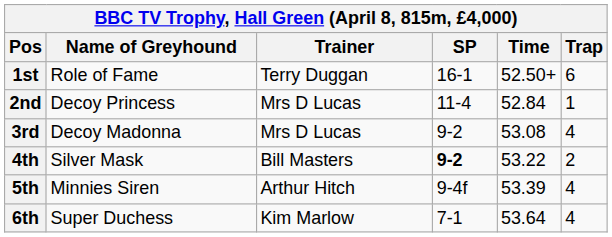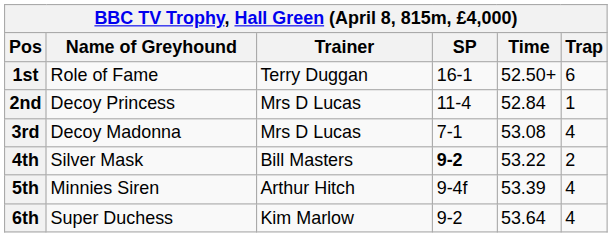(450, 132) 9-2 -> (450, 132) 7-1
(450, 217) 7-1 -> (450, 217) 9-2
